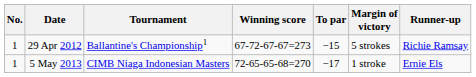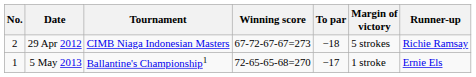(15, 45) 1 -> (15, 44) 2
(147, 45) Ballantine's Championship1 -> (158, 44) CIMB Niaga Indonesian Masters
(331, 45) −15 -> (331, 44) −18
(158, 64) CIMB Niaga Indonesian Masters -> (147, 63) Ballantine's Championship1
